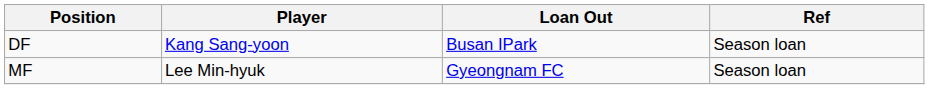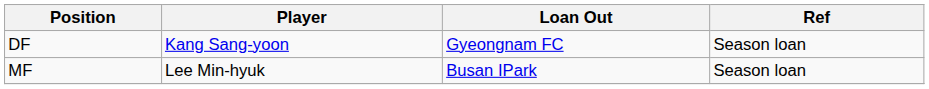(491, 44) Busan IPark -> (505, 44) Gyeongnam FC
(505, 70) Gyeongnam FC -> (491, 70) Busan IPark
